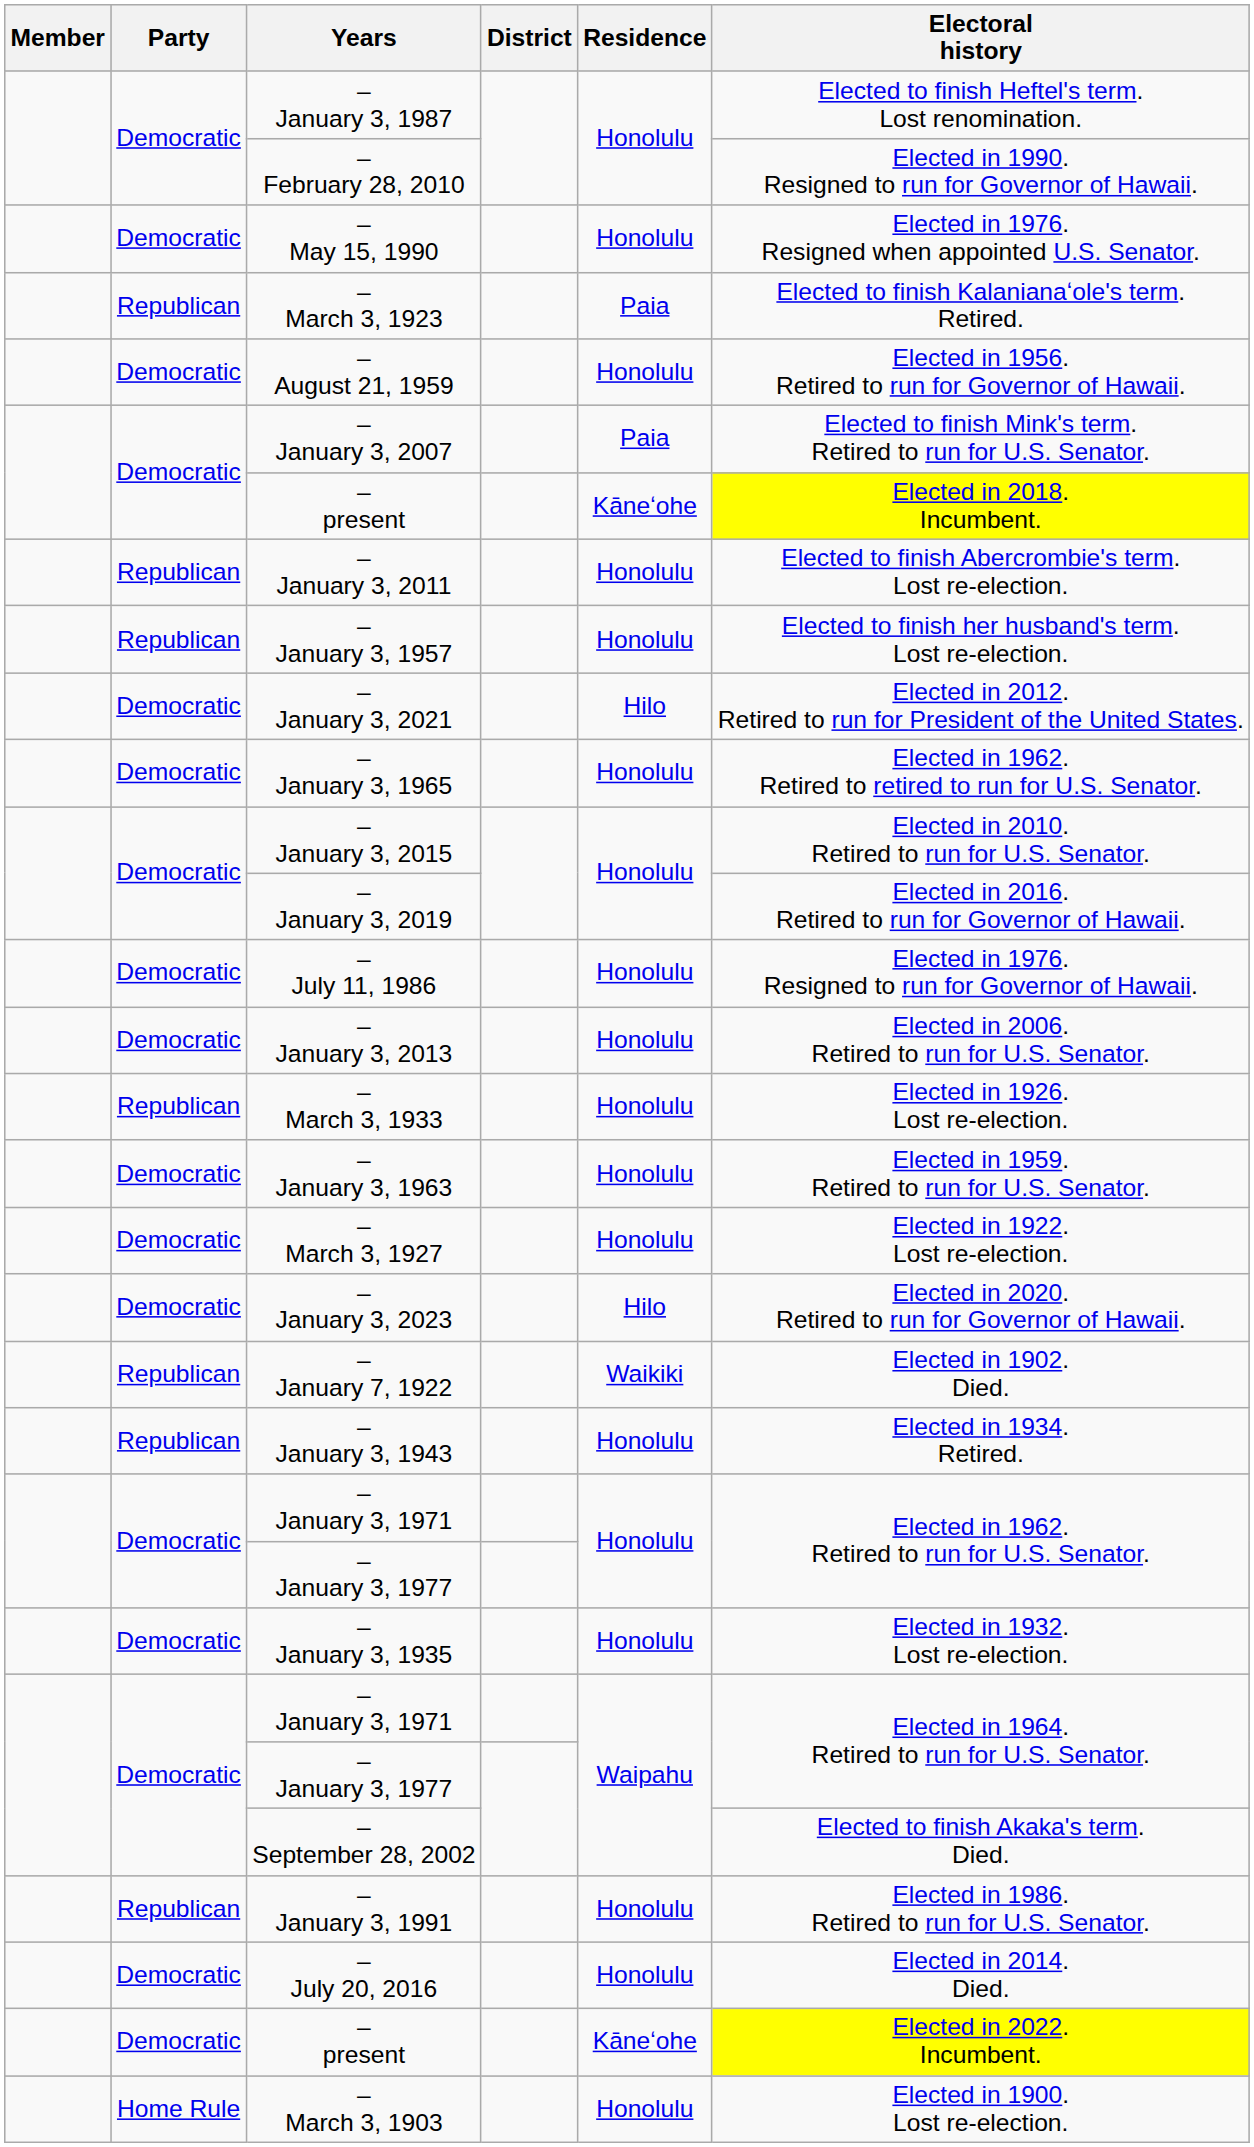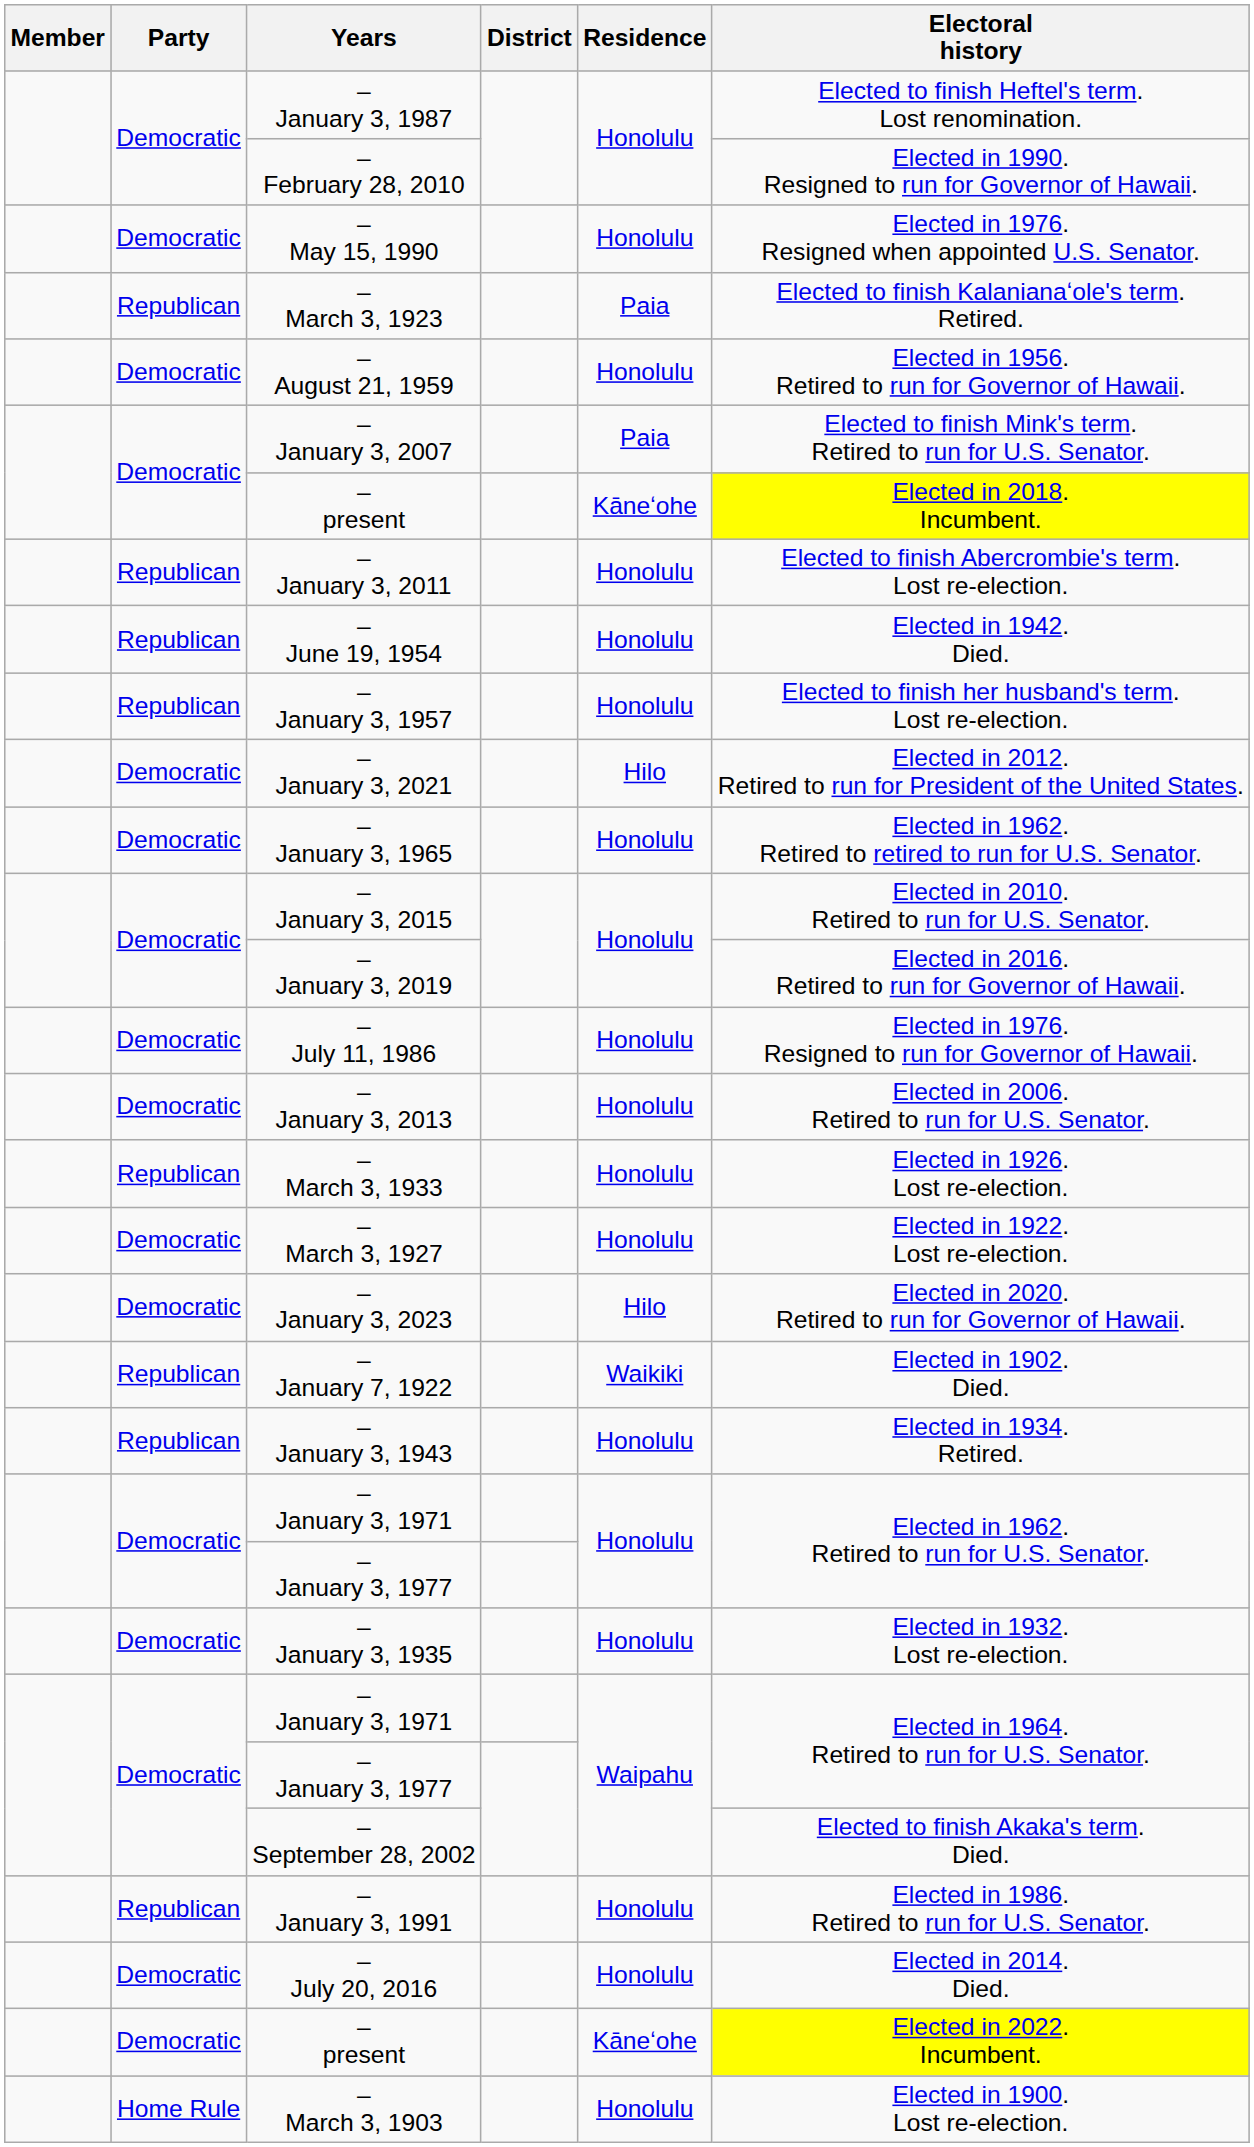+ row: (179, 639)
- row: (179, 1173)
